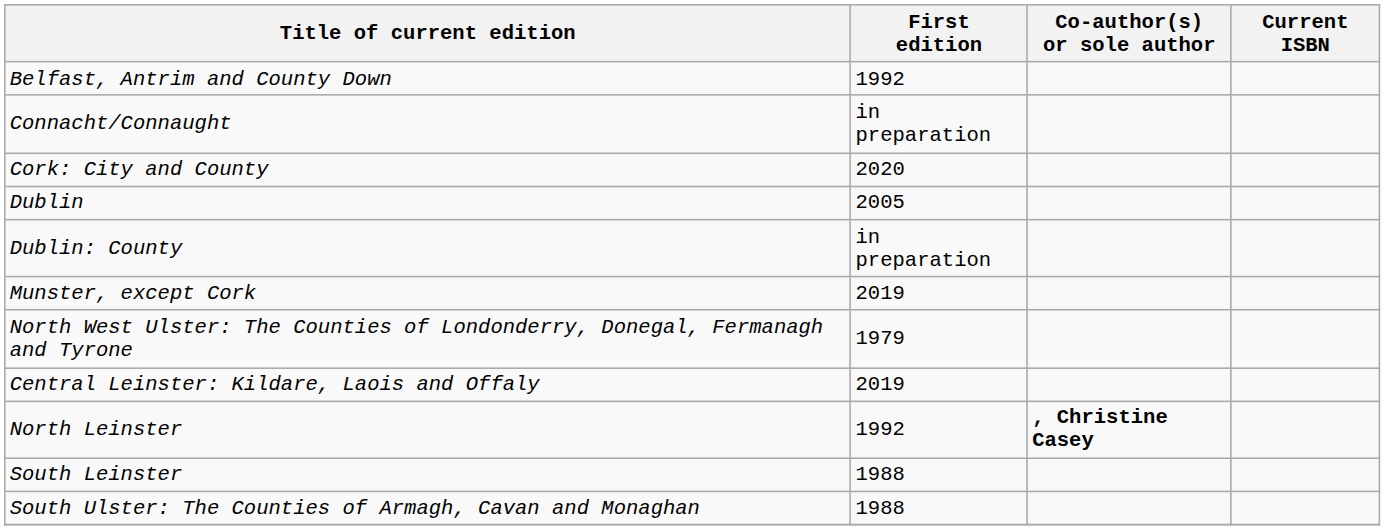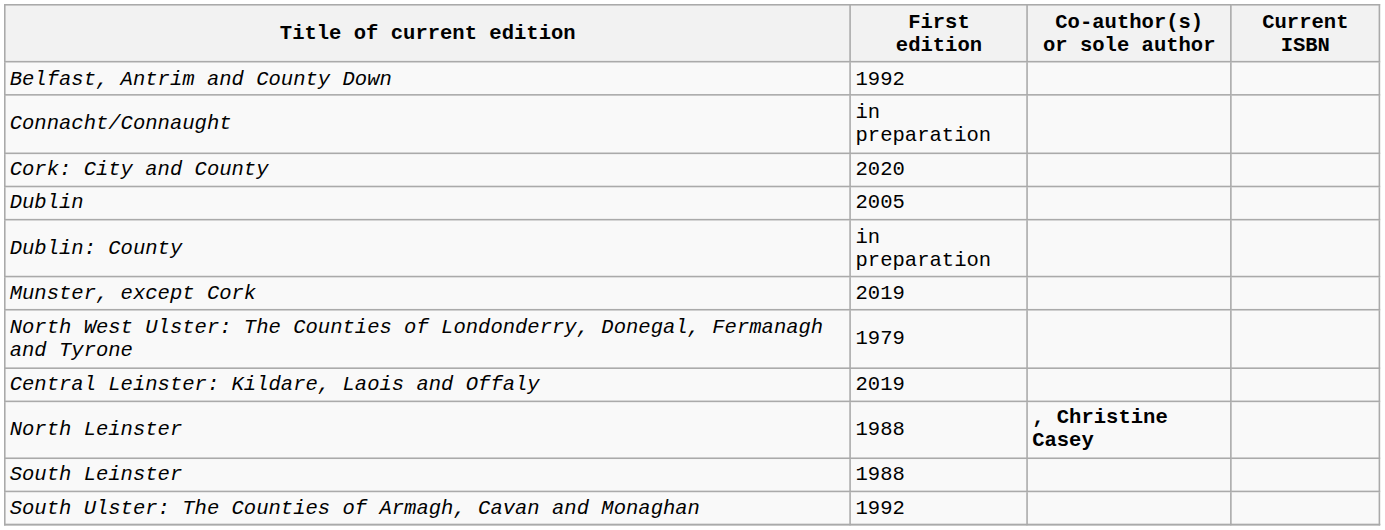(880, 429) 1992 -> (880, 429) 1988
(880, 508) 1988 -> (880, 508) 1992
